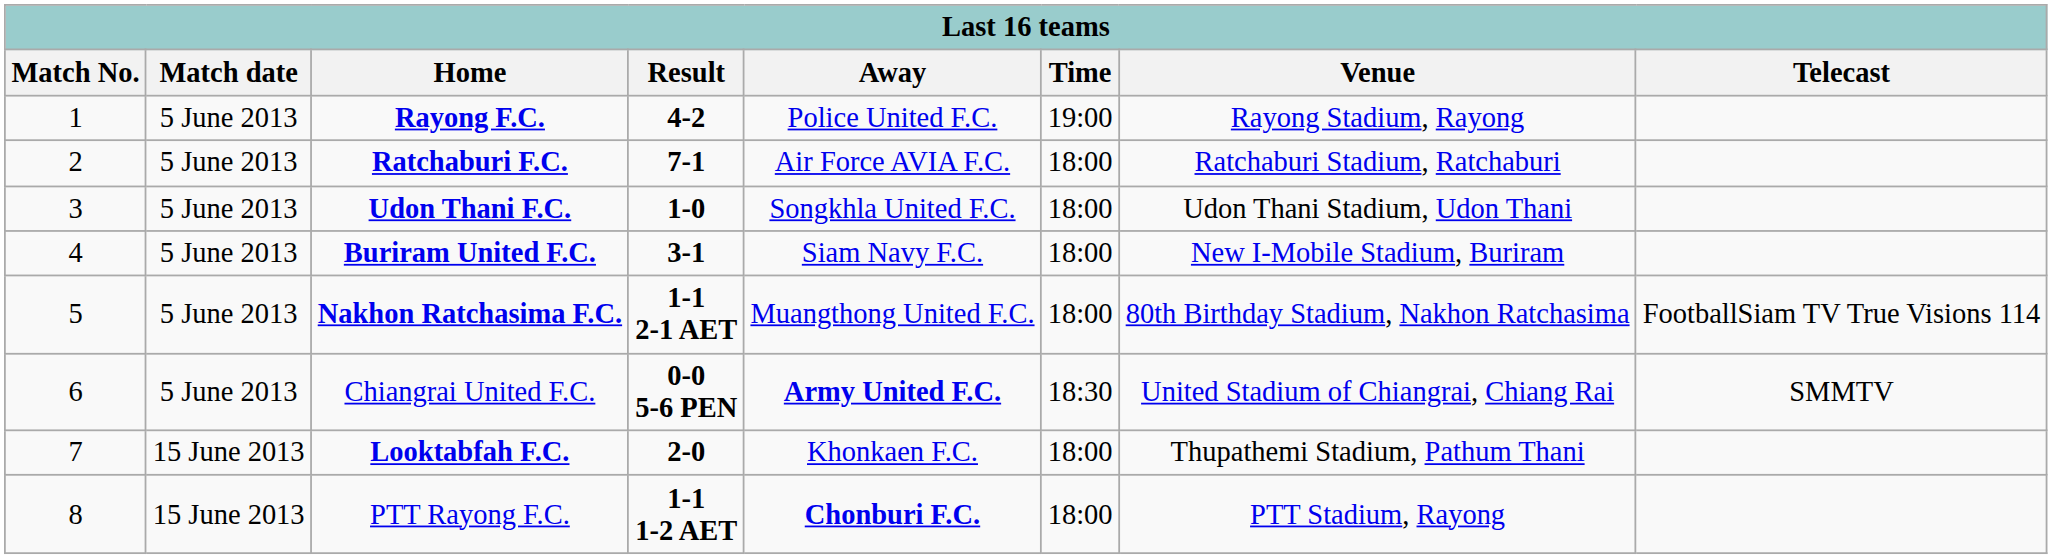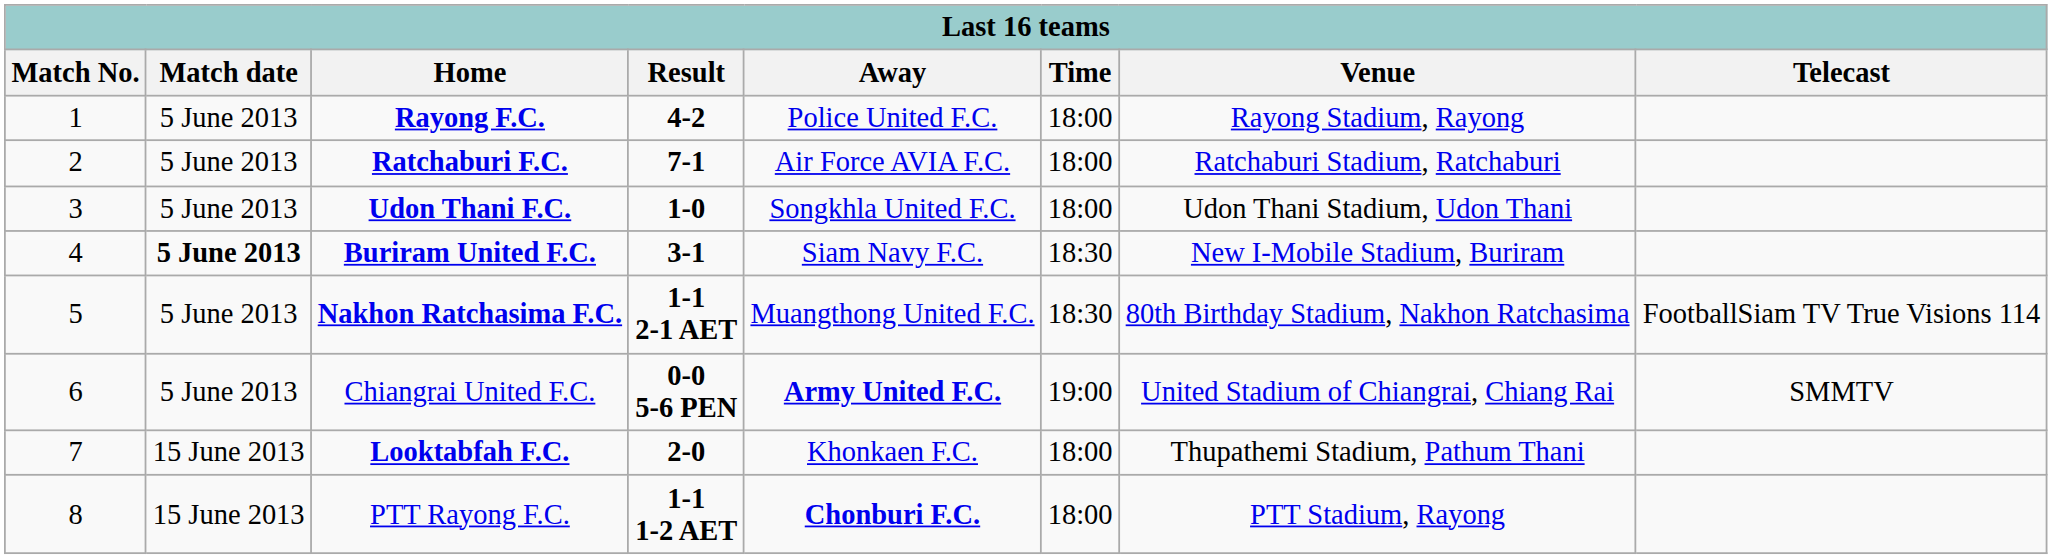(1080, 117) 19:00 -> (1080, 117) 18:00
(229, 252) normal -> (229, 252) bold
(1080, 252) 18:00 -> (1080, 252) 18:30
(1080, 314) 18:00 -> (1080, 314) 18:30
(1080, 391) 18:30 -> (1080, 391) 19:00
